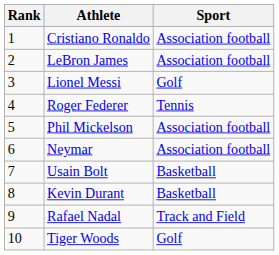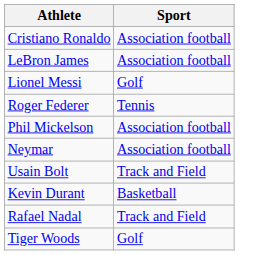- column: (24, 15)
(186, 171) Basketball -> (161, 171) Track and Field
